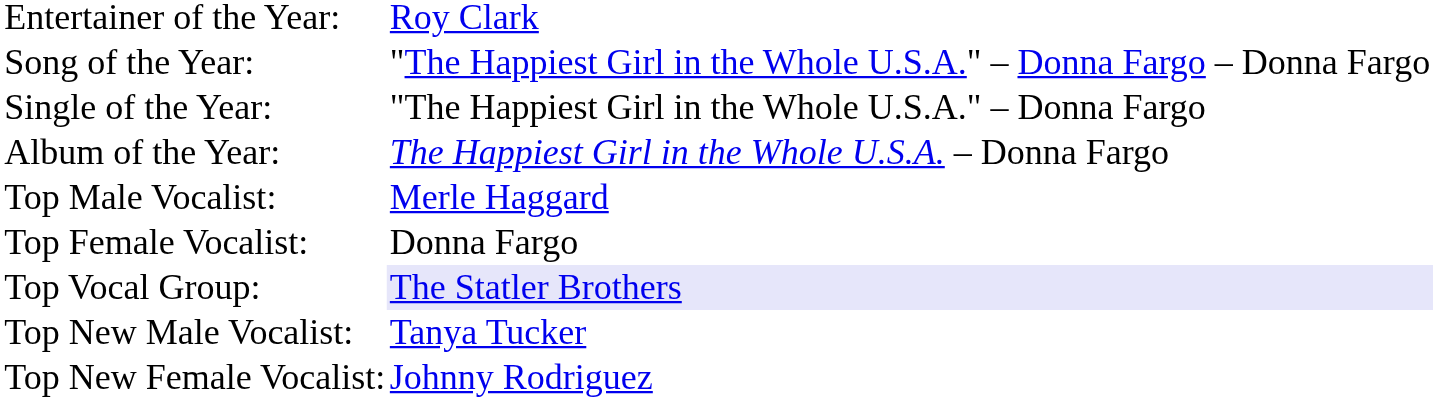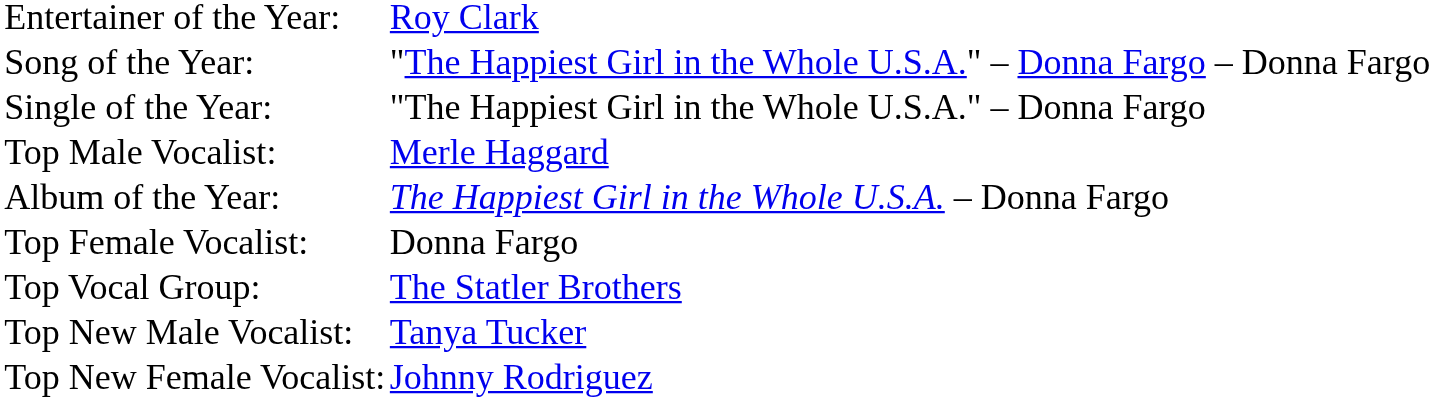rows swapped: (142, 151) <-> (140, 196)
(536, 286) lavender background -> (536, 286) no background
